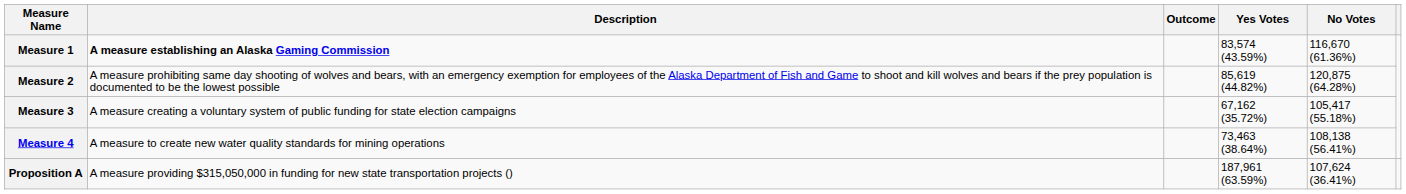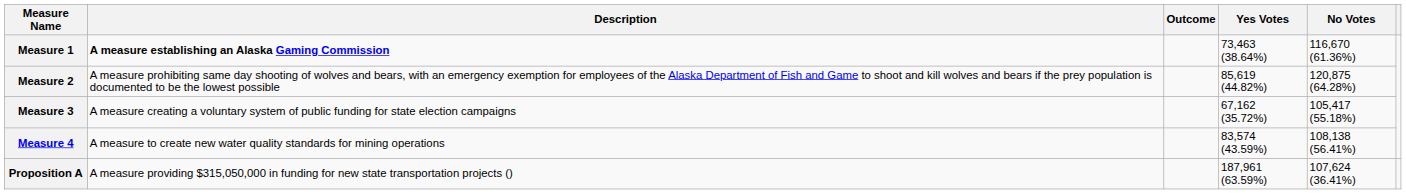(1244, 50) 83,574 (43.59%) -> (1244, 50) 73,463 (38.64%)
(1244, 143) 73,463 (38.64%) -> (1244, 143) 83,574 (43.59%)
